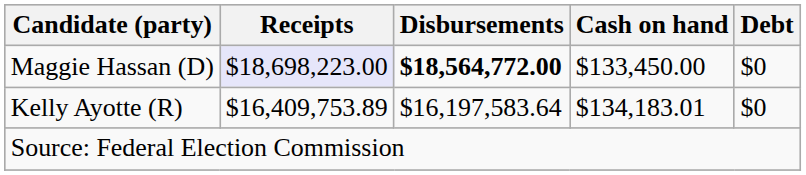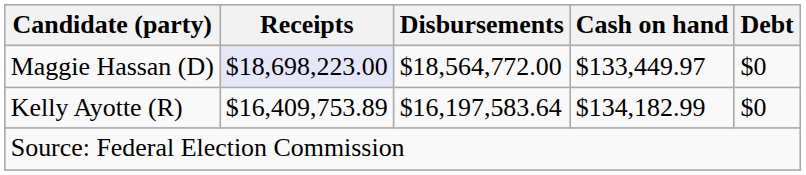(481, 66) bold -> (481, 66) normal
(641, 66) $133,450.00 -> (641, 66) $133,449.97
(641, 107) $134,183.01 -> (641, 107) $134,182.99
